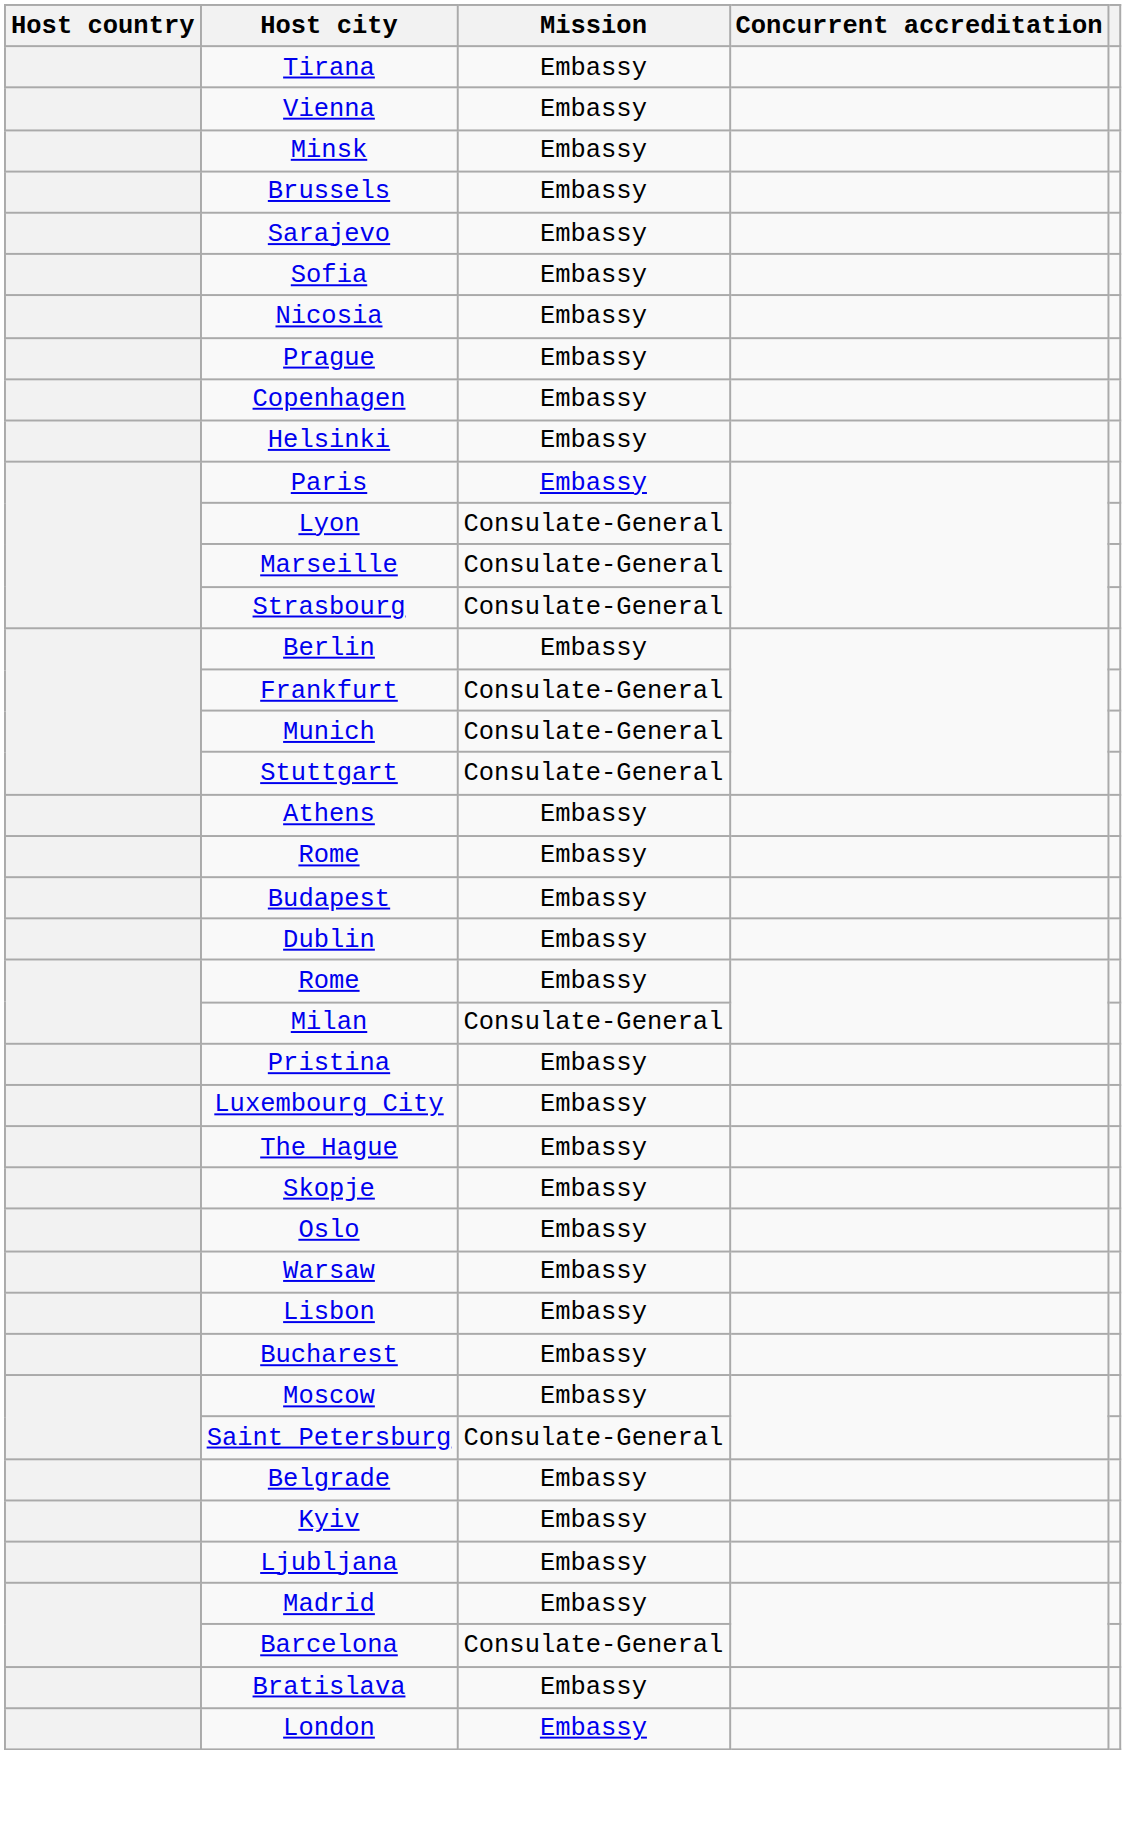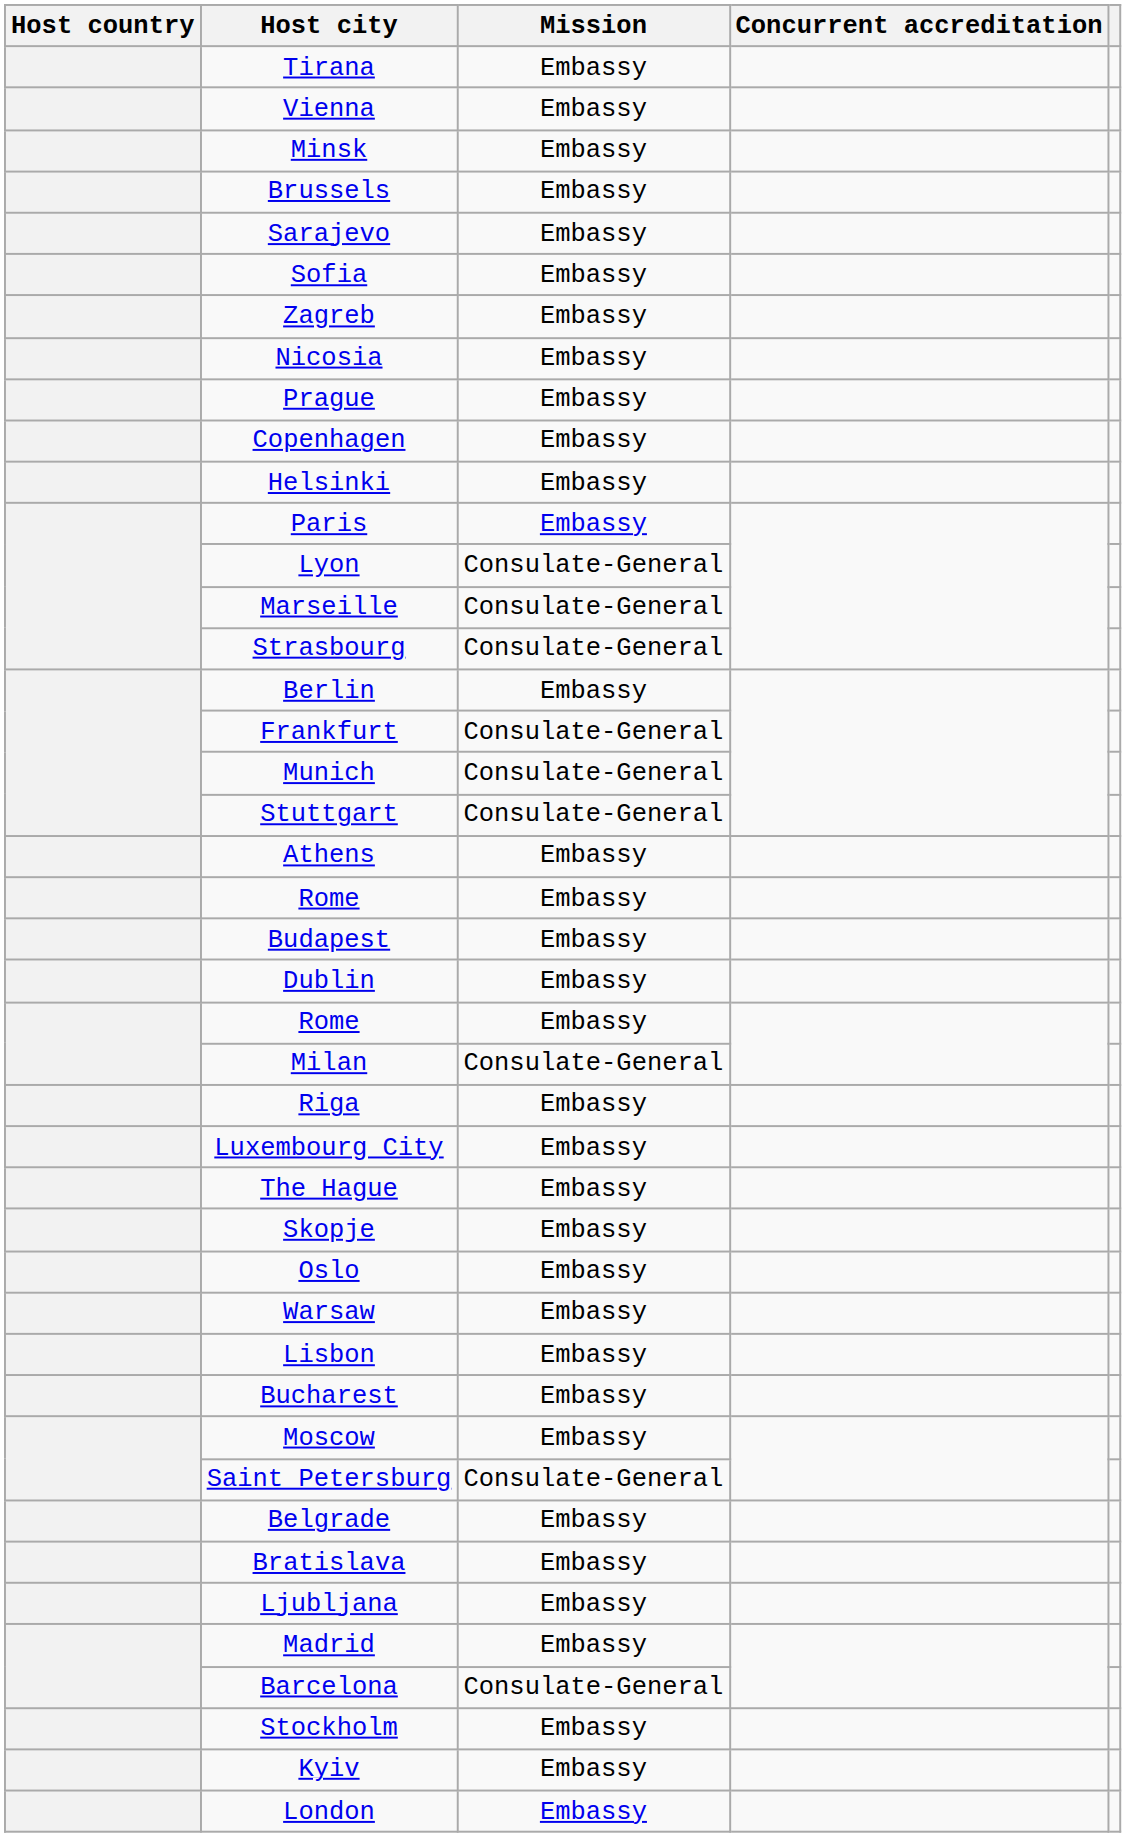+ row: (329, 316)
- row: (329, 1064)
+ row: (329, 1105)
rows swapped: (329, 1687) <-> (329, 1521)
+ row: (329, 1728)
